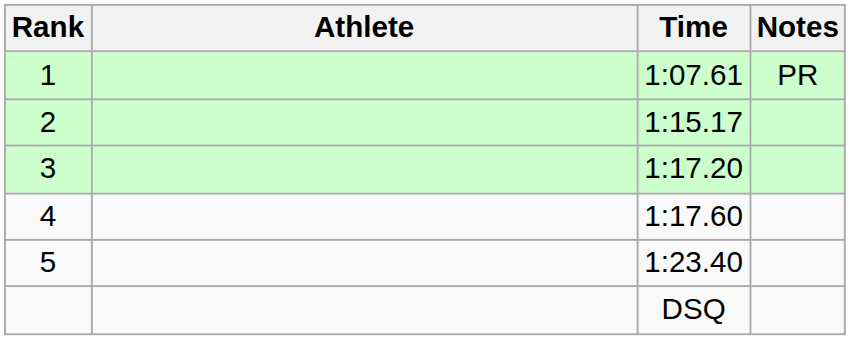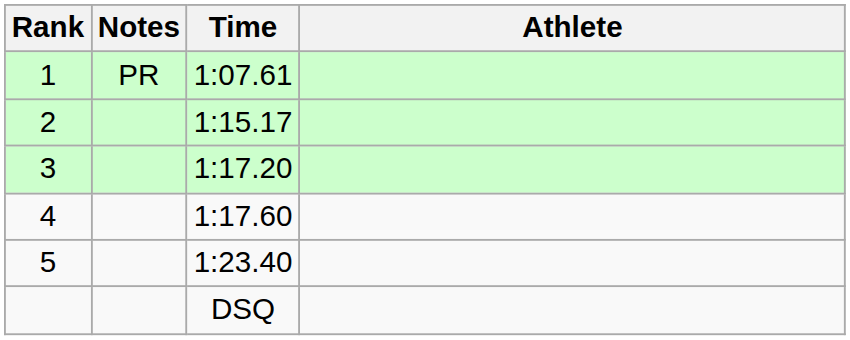columns swapped: (364, 27) <-> (798, 27)
